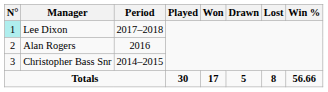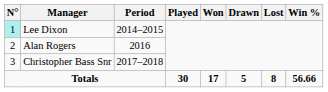(140, 29) 2017–2018 -> (140, 29) 2014–2015
(140, 62) 2014–2015 -> (140, 62) 2017–2018
